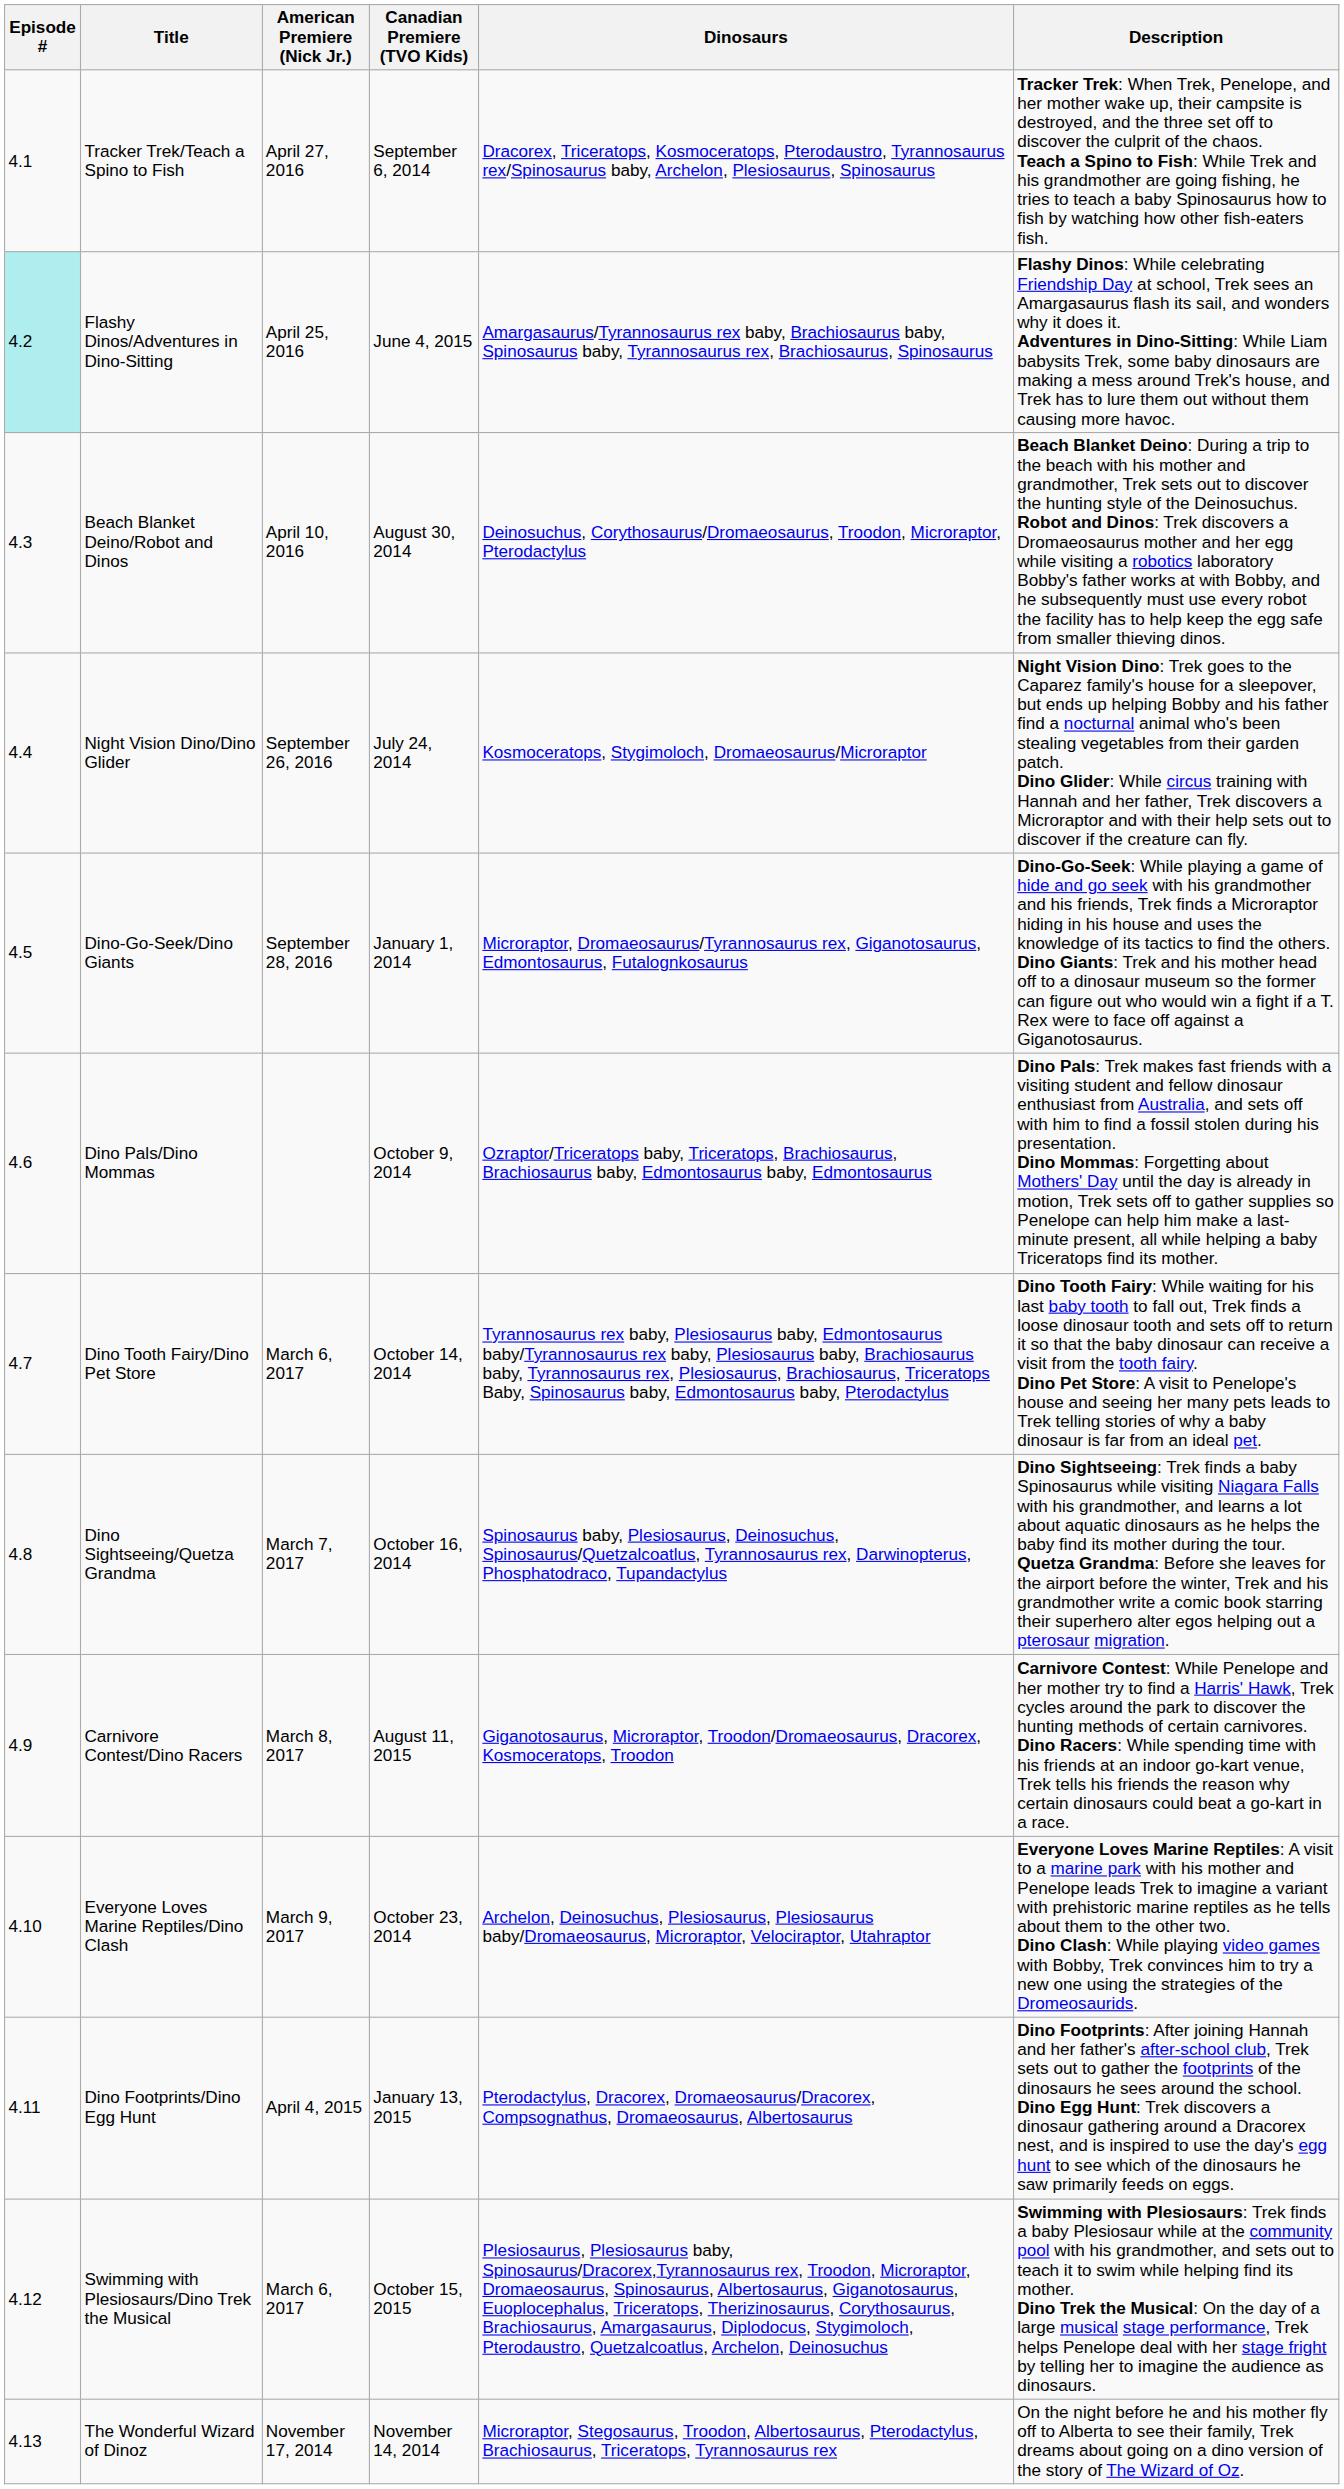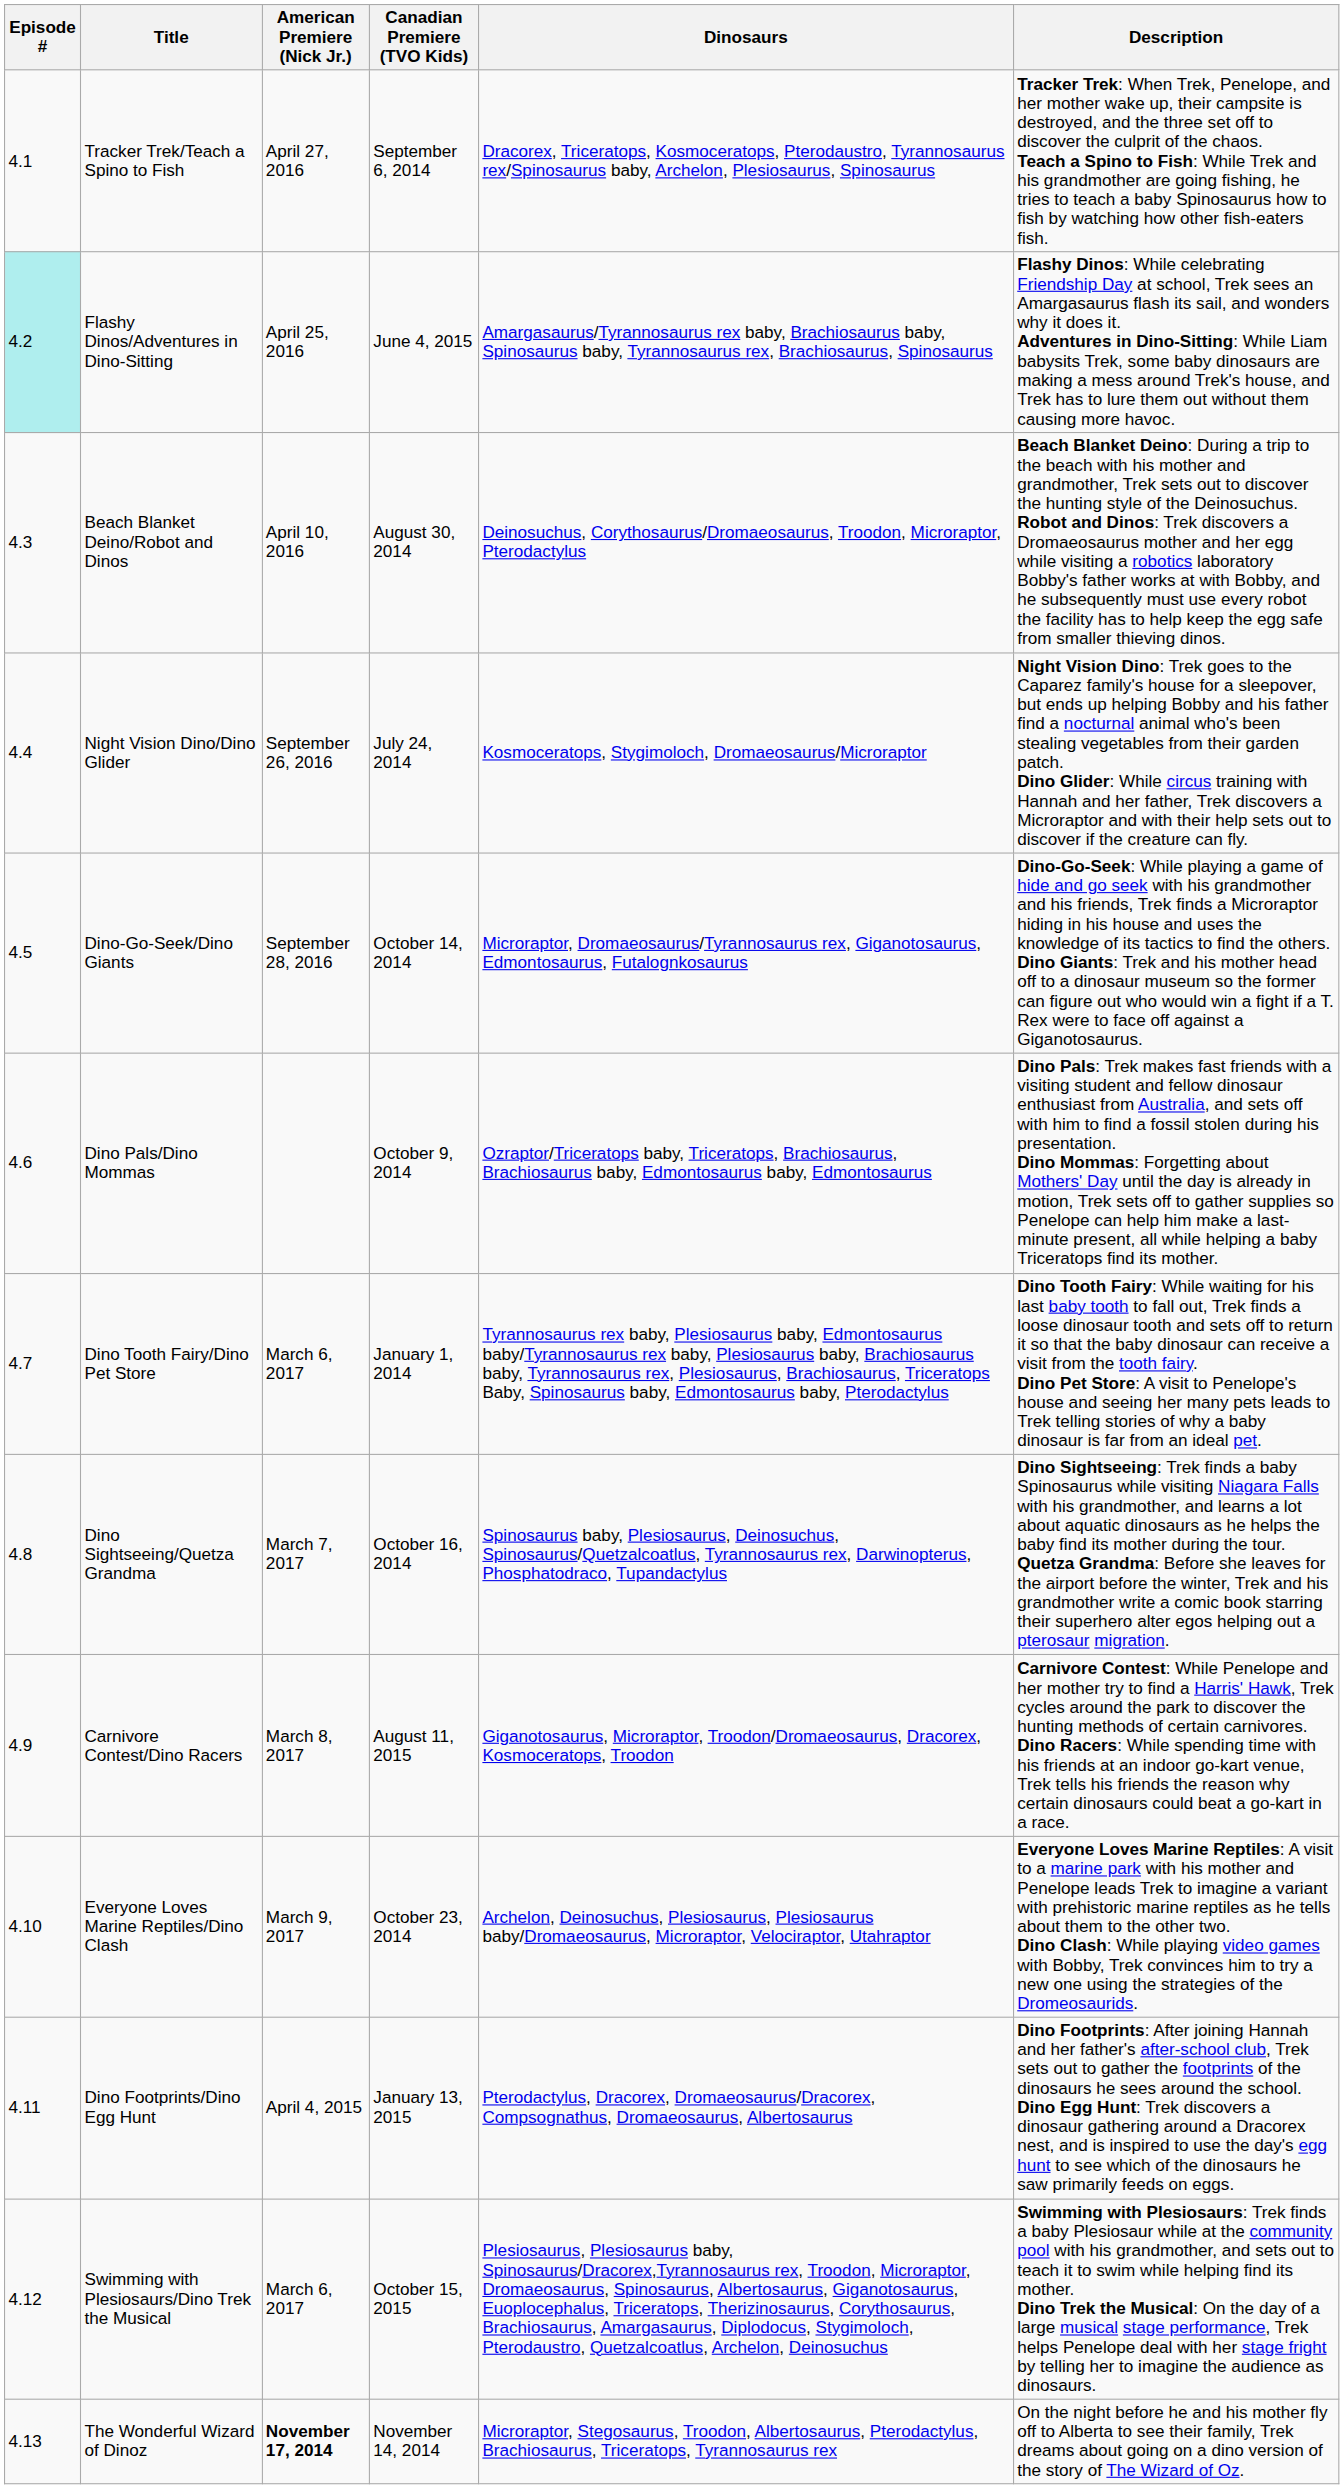(413, 953) January 1, 2014 -> (418, 953) October 14, 2014
(418, 1363) October 14, 2014 -> (413, 1363) January 1, 2014
(305, 2441) normal -> (308, 2441) bold
